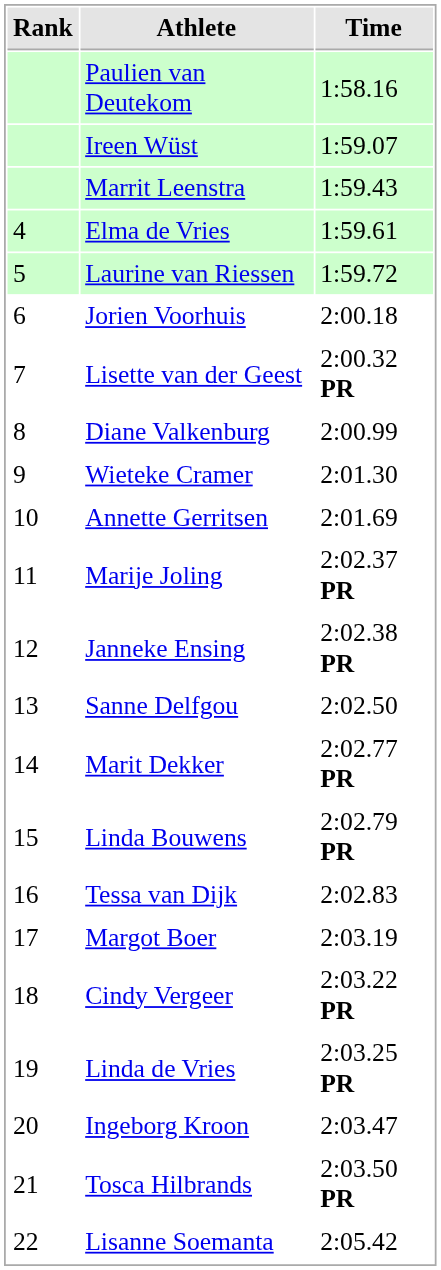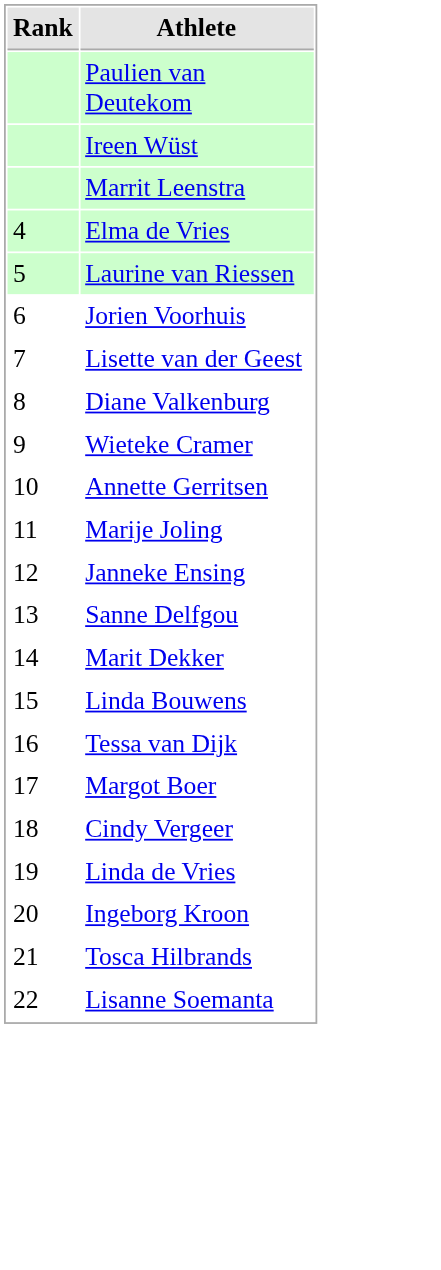- column: (374, 27)
